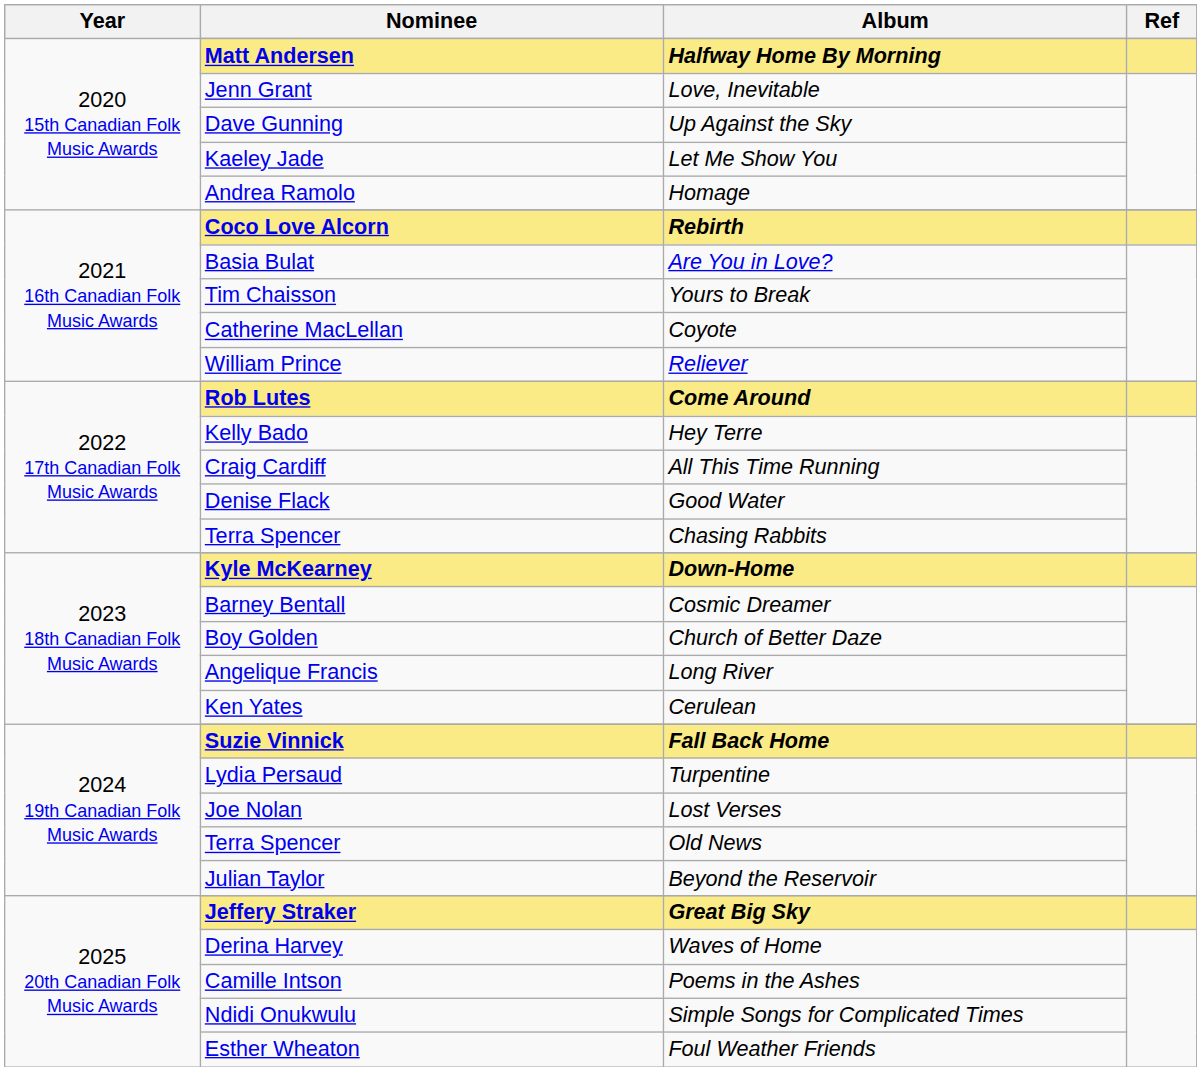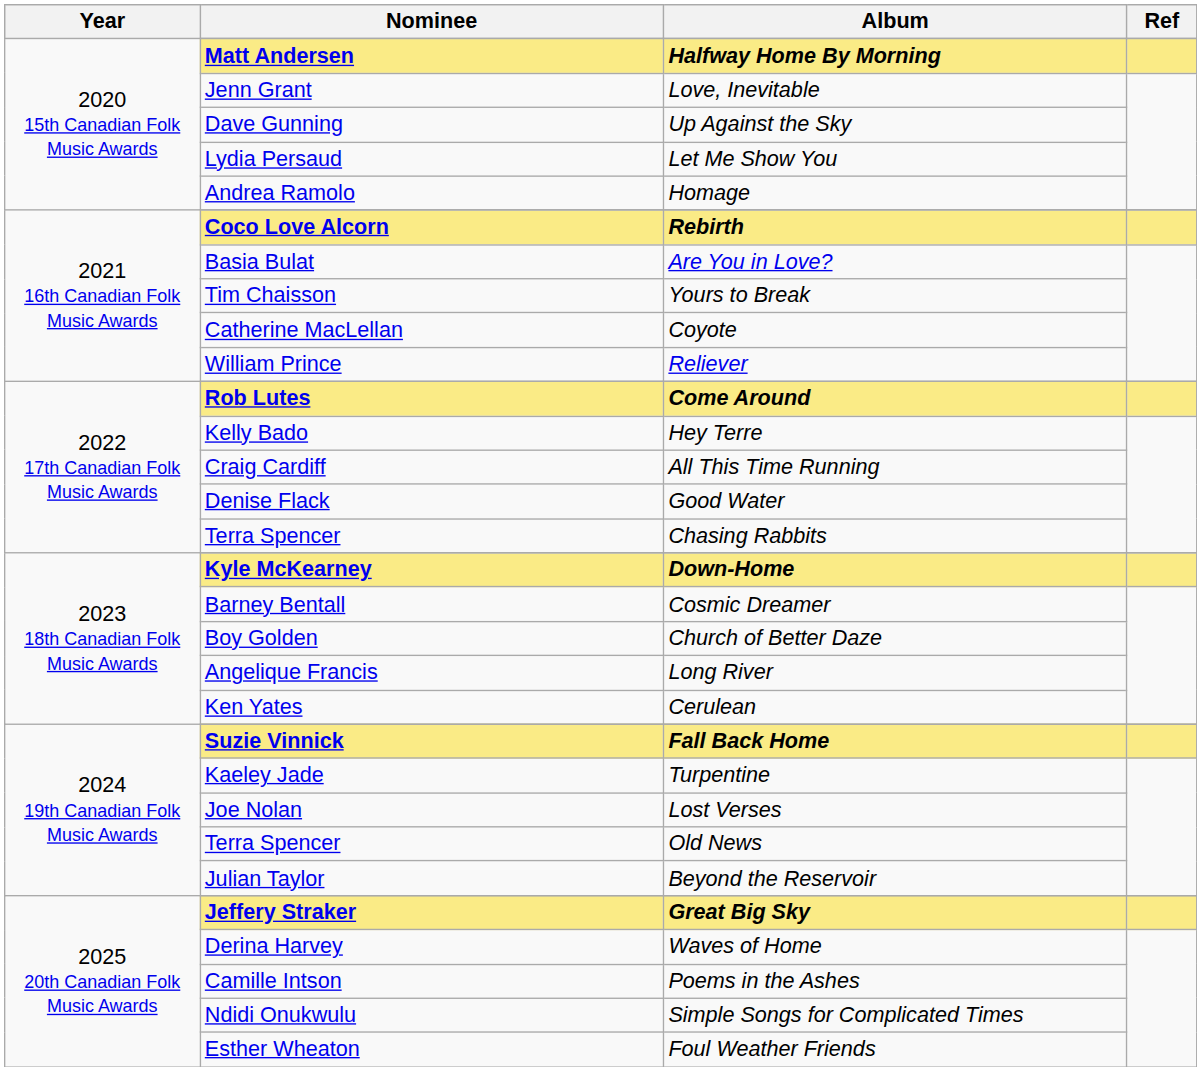(264, 158) Kaeley Jade -> (273, 158) Lydia Persaud
(273, 775) Lydia Persaud -> (264, 775) Kaeley Jade
